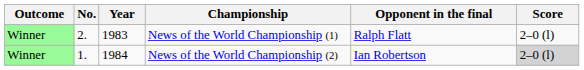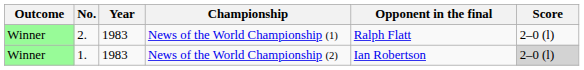(115, 55) 1984 -> (115, 55) 1983
